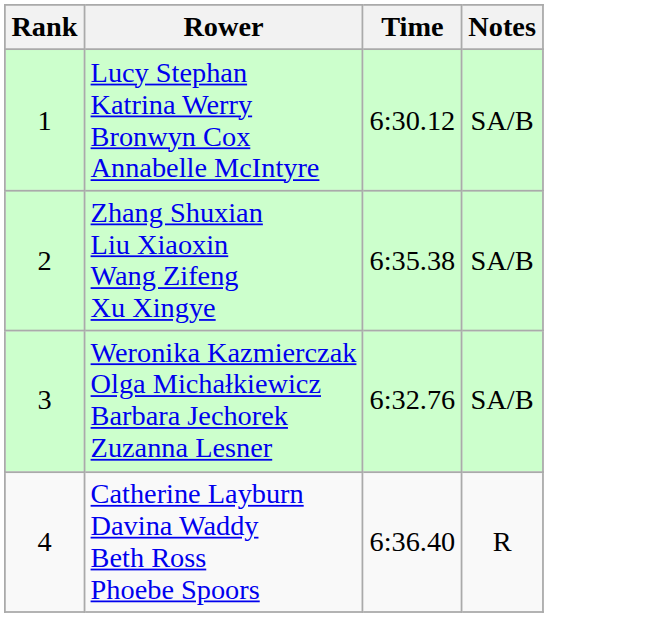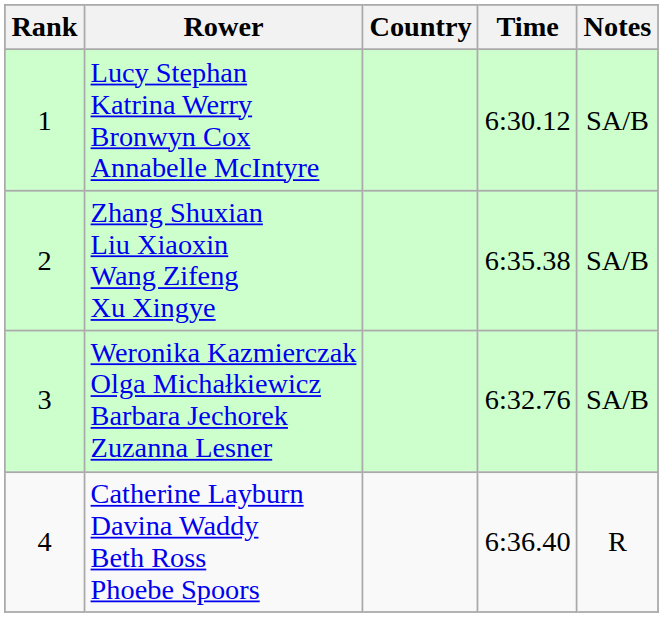+ column: (421, 26)
